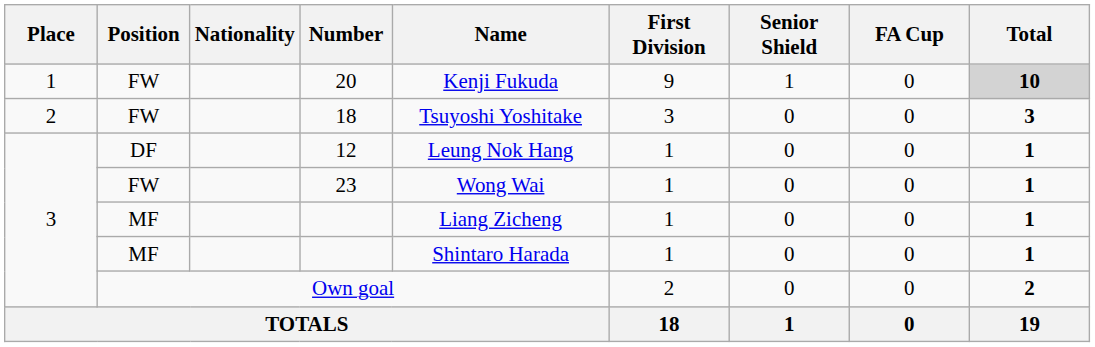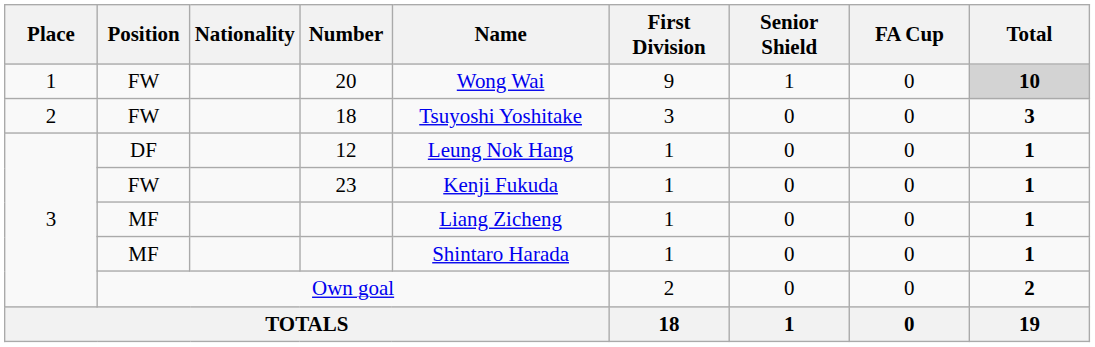(501, 81) Kenji Fukuda -> (501, 81) Wong Wai
(501, 185) Wong Wai -> (501, 185) Kenji Fukuda
